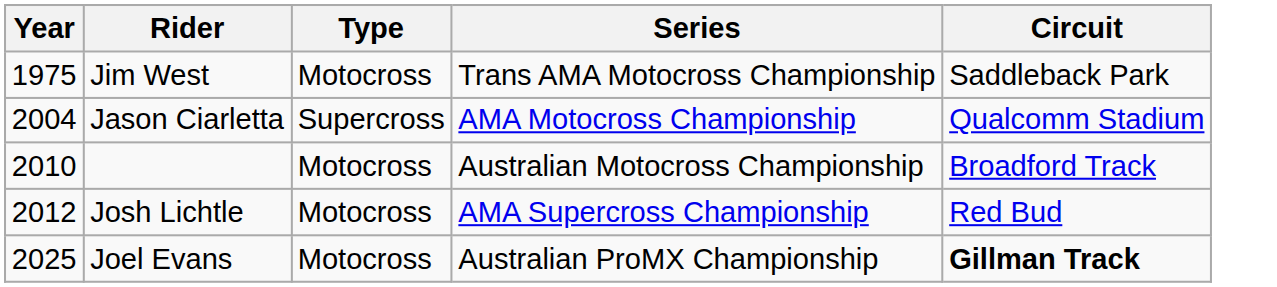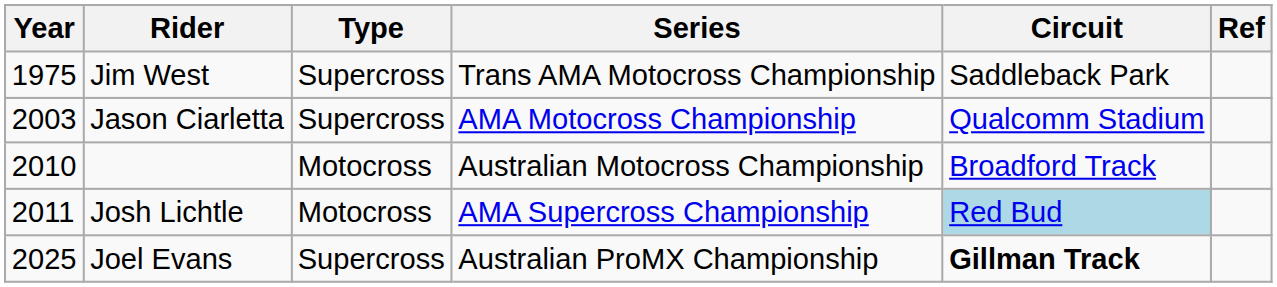+ column: (1242, 28)
(365, 74) Motocross -> (371, 74) Supercross
(44, 120) 2004 -> (44, 120) 2003
(44, 212) 2012 -> (43, 212) 2011
(1006, 212) no background -> (1006, 212) lightblue background
(365, 258) Motocross -> (371, 258) Supercross
